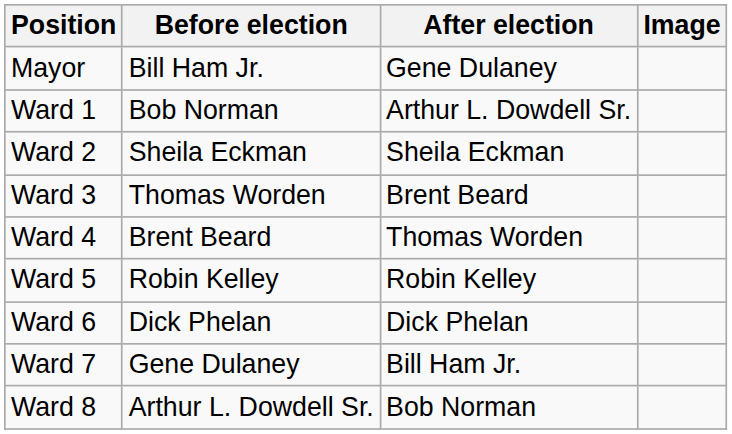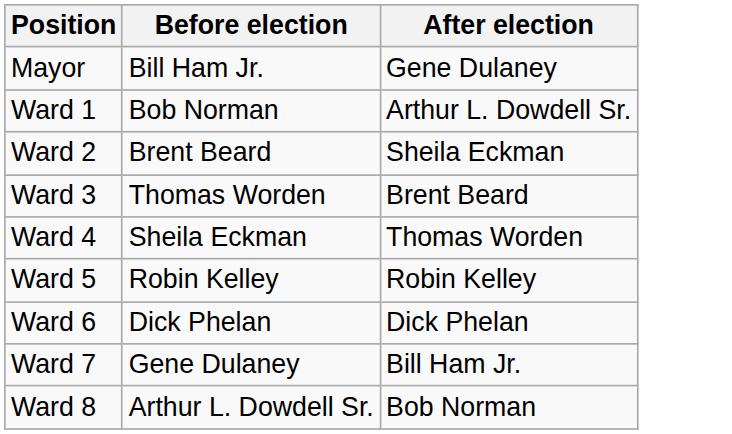- column: (682, 25)
(218, 152) Sheila Eckman -> (200, 152) Brent Beard
(200, 237) Brent Beard -> (218, 237) Sheila Eckman
